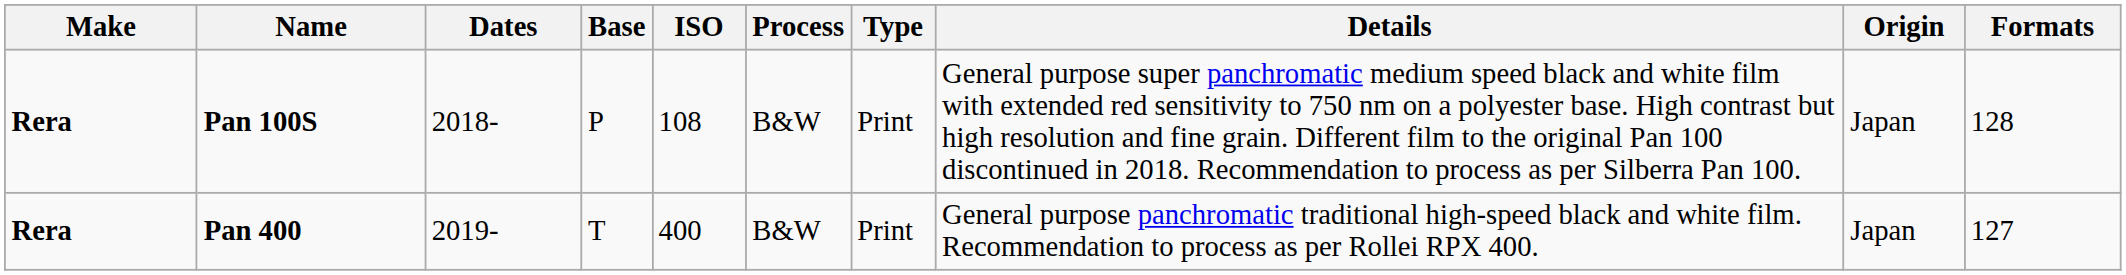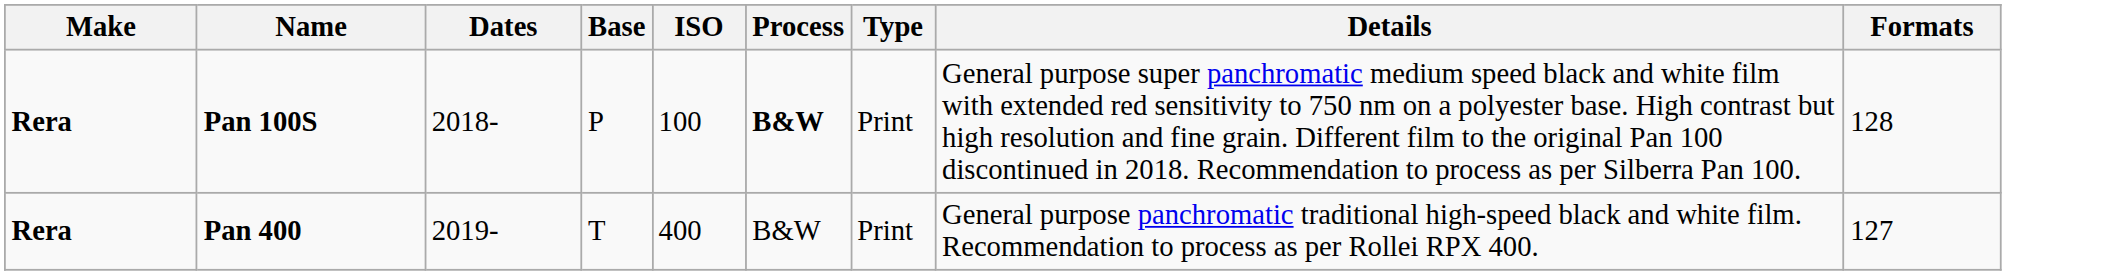- column: (1904, 27)
(680, 120) 108 -> (680, 120) 100
(787, 120) normal -> (788, 120) bold
